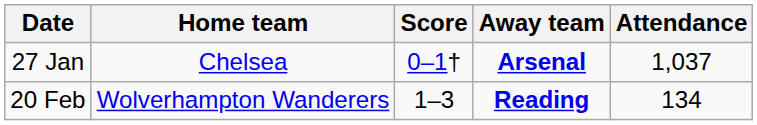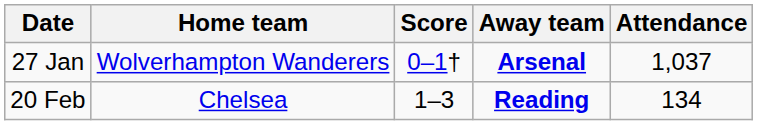(243, 61) Chelsea -> (243, 61) Wolverhampton Wanderers
(243, 100) Wolverhampton Wanderers -> (243, 100) Chelsea
